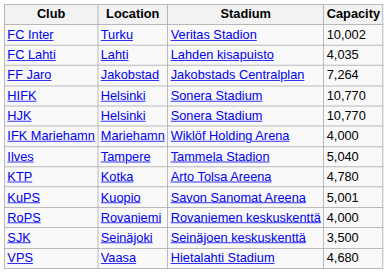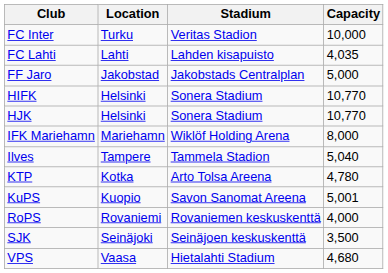(346, 34) 10,002 -> (346, 34) 10,000
(343, 75) 7,264 -> (343, 75) 5,000
(343, 136) 4,000 -> (343, 136) 8,000
